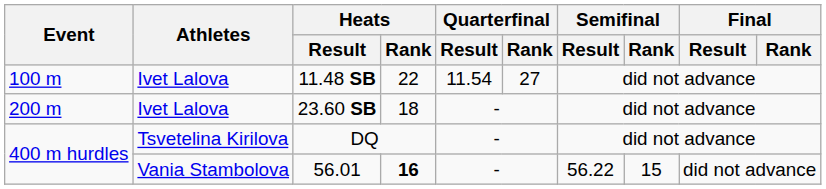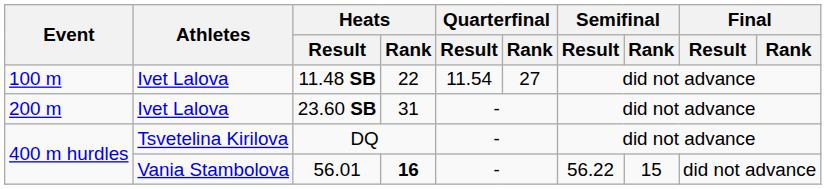(408, 109) 18 -> (408, 109) 31
